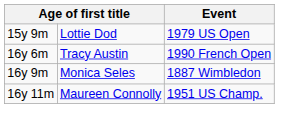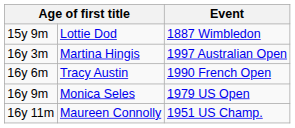(208, 34) 1979 US Open -> (214, 34) 1887 Wimbledon
+ row: (28, 53)
(214, 73) 1887 Wimbledon -> (208, 93) 1979 US Open
